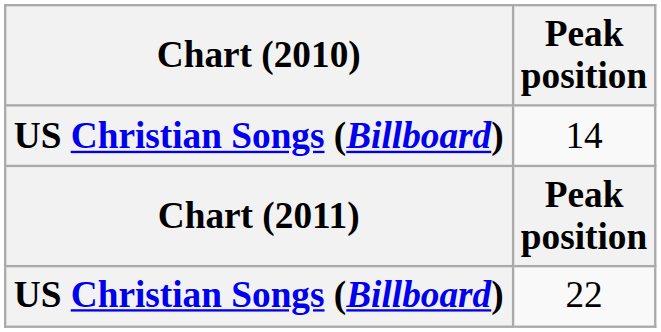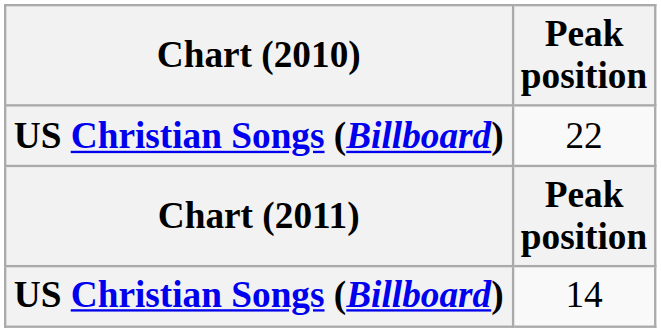rows swapped: (584, 295) <-> (584, 135)
